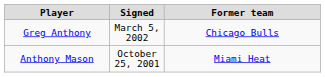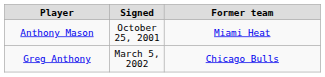rows swapped: (57, 59) <-> (57, 33)
